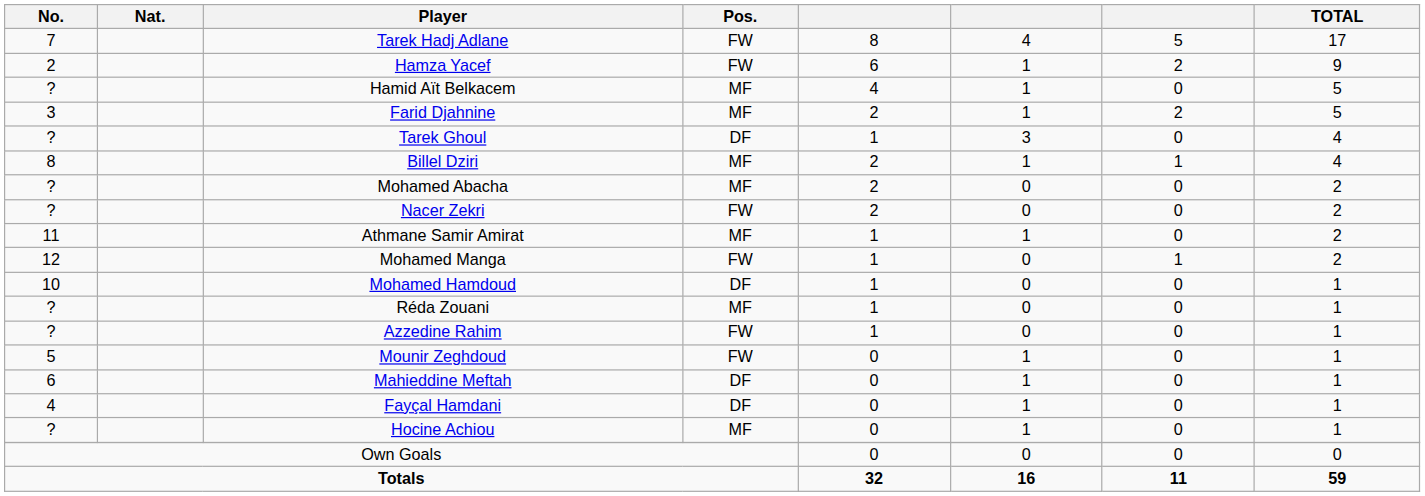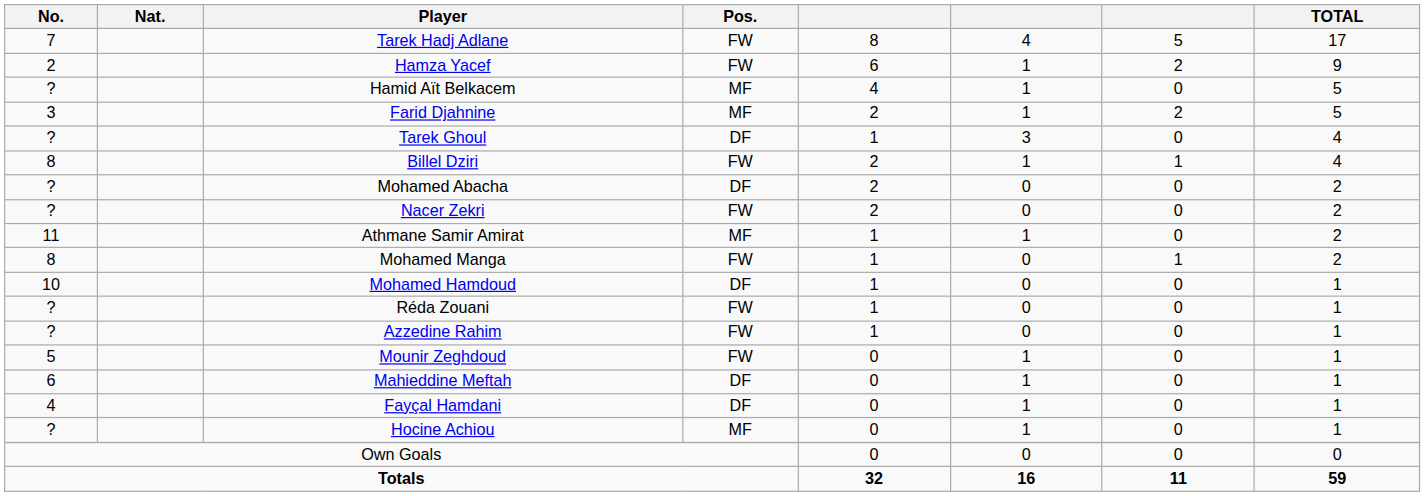(740, 162) MF -> (740, 162) FW
(740, 186) MF -> (740, 186) DF
(51, 259) 12 -> (51, 259) 8
(740, 308) MF -> (740, 308) FW
